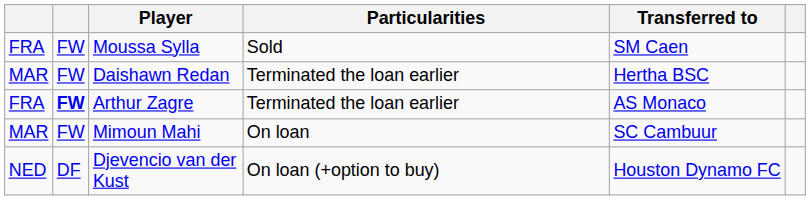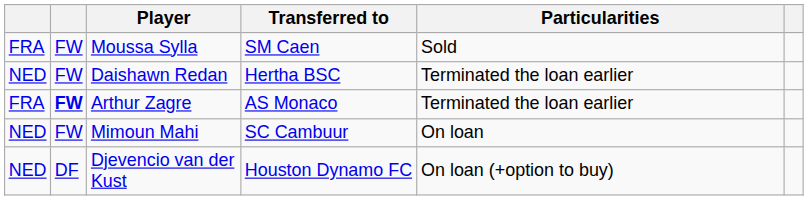columns swapped: (697, 18) <-> (426, 18)
(29, 75) MAR -> (28, 75) NED
(29, 132) MAR -> (28, 132) NED
